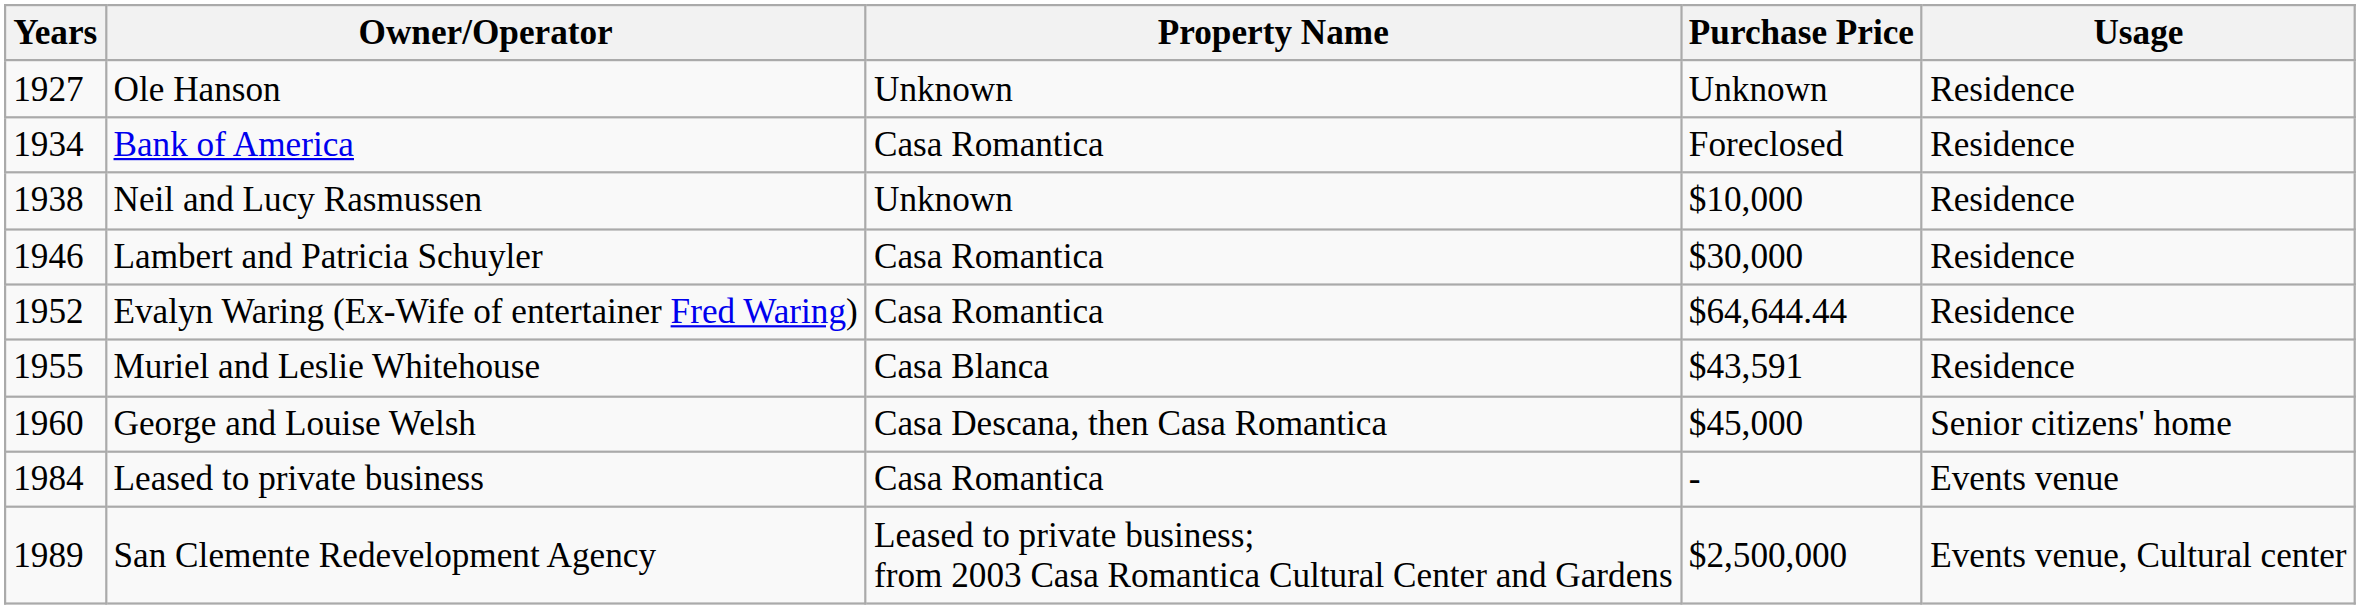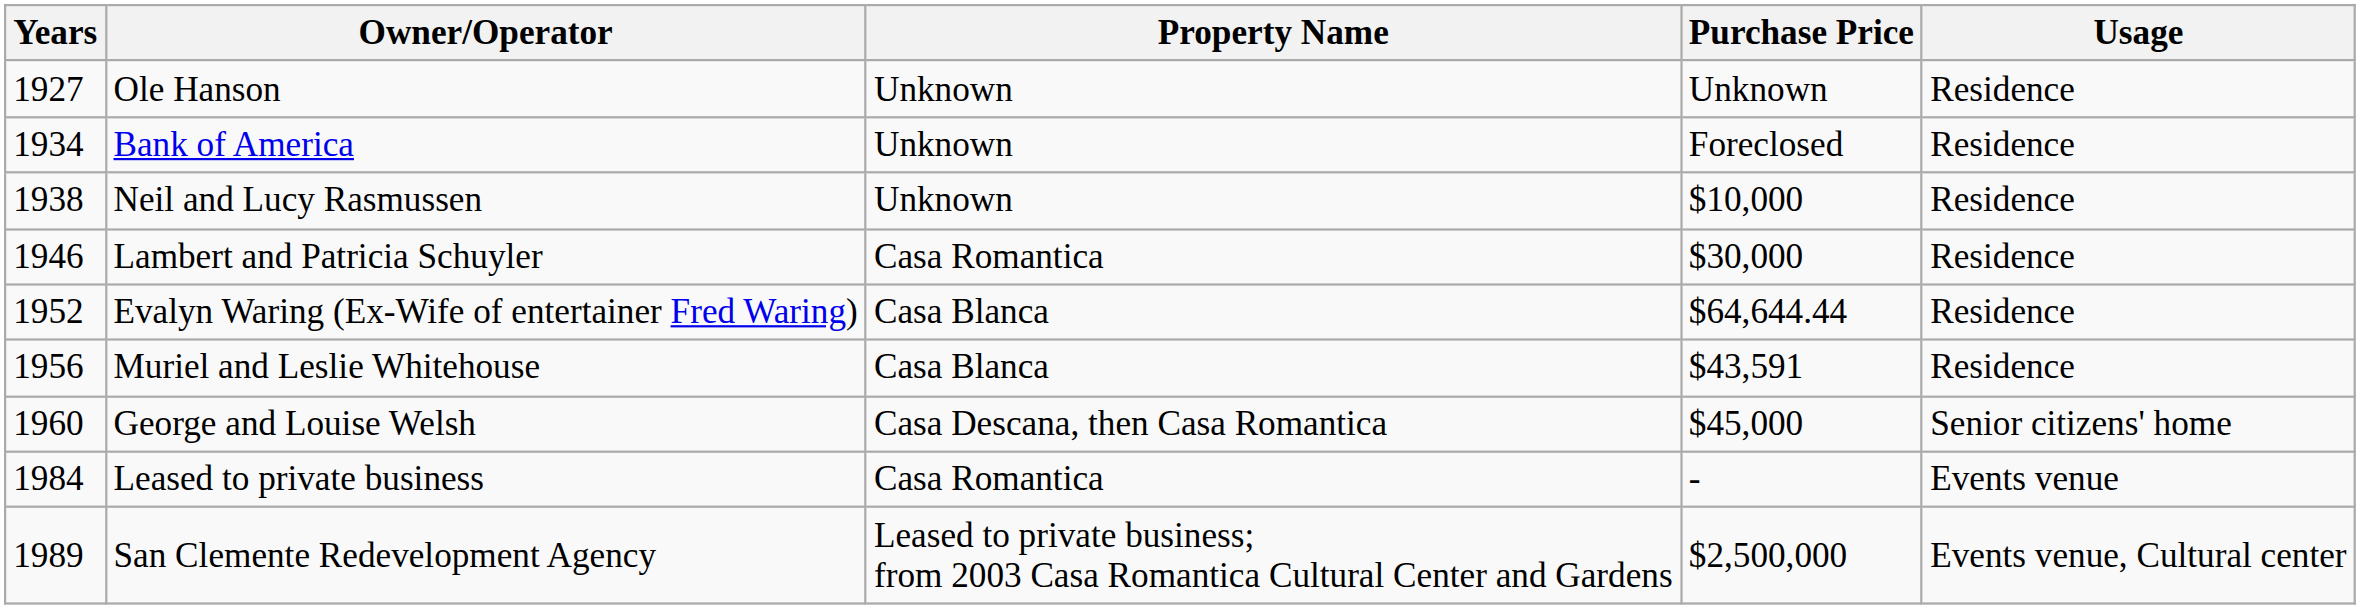(989, 144) Casa Romantica -> (943, 144) Unknown
(989, 311) Casa Romantica -> (961, 311) Casa Blanca
(48, 367) 1955 -> (48, 367) 1956
